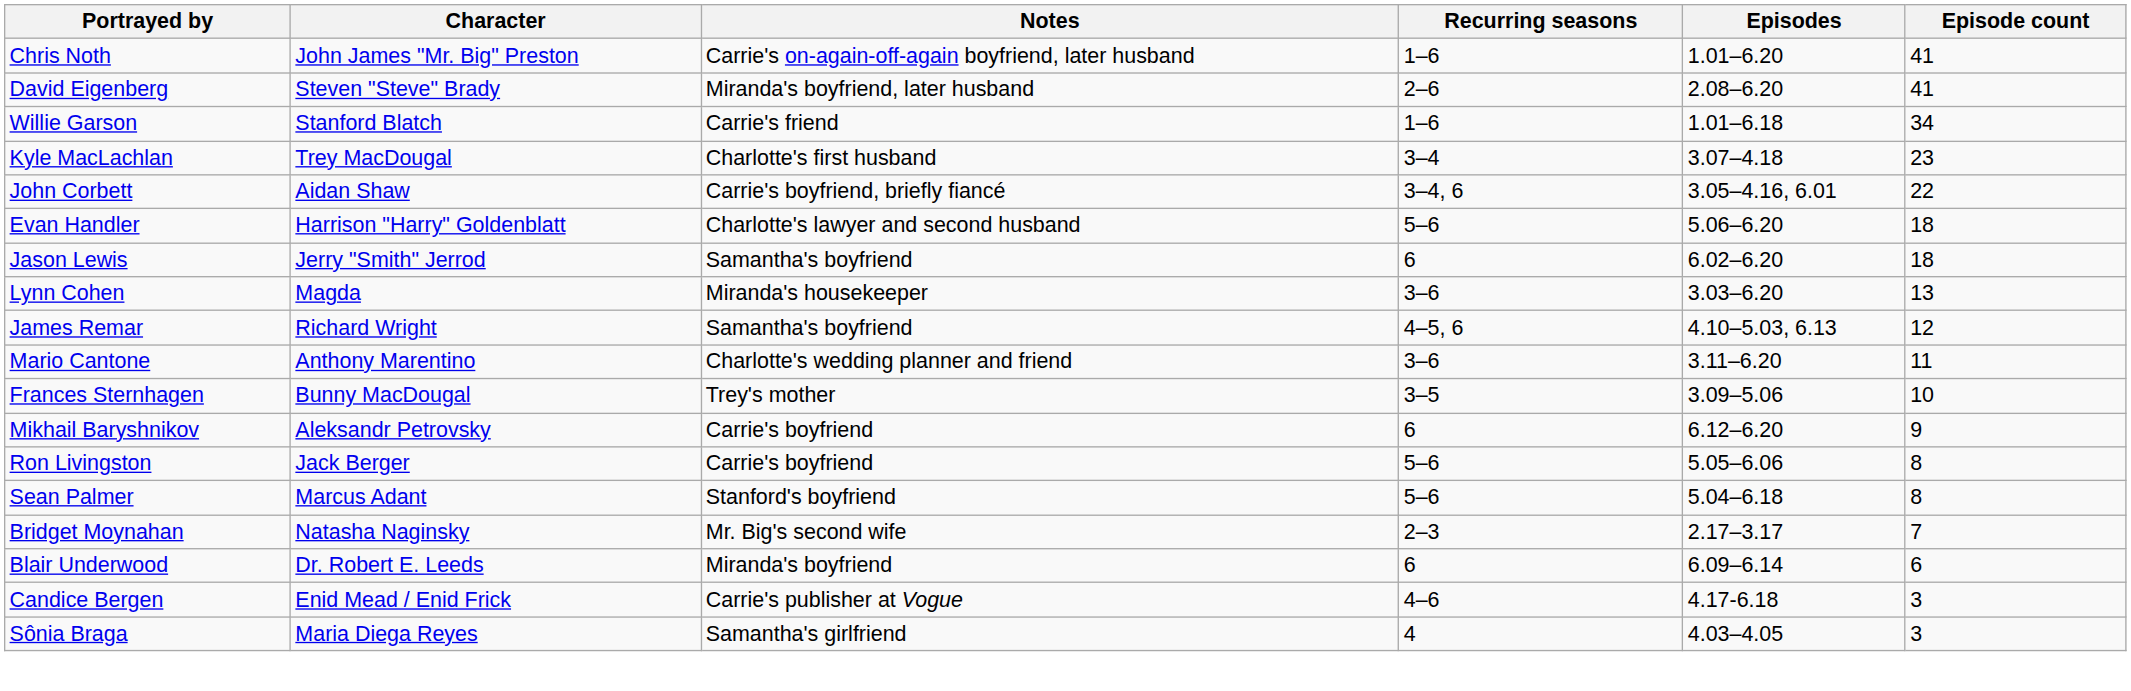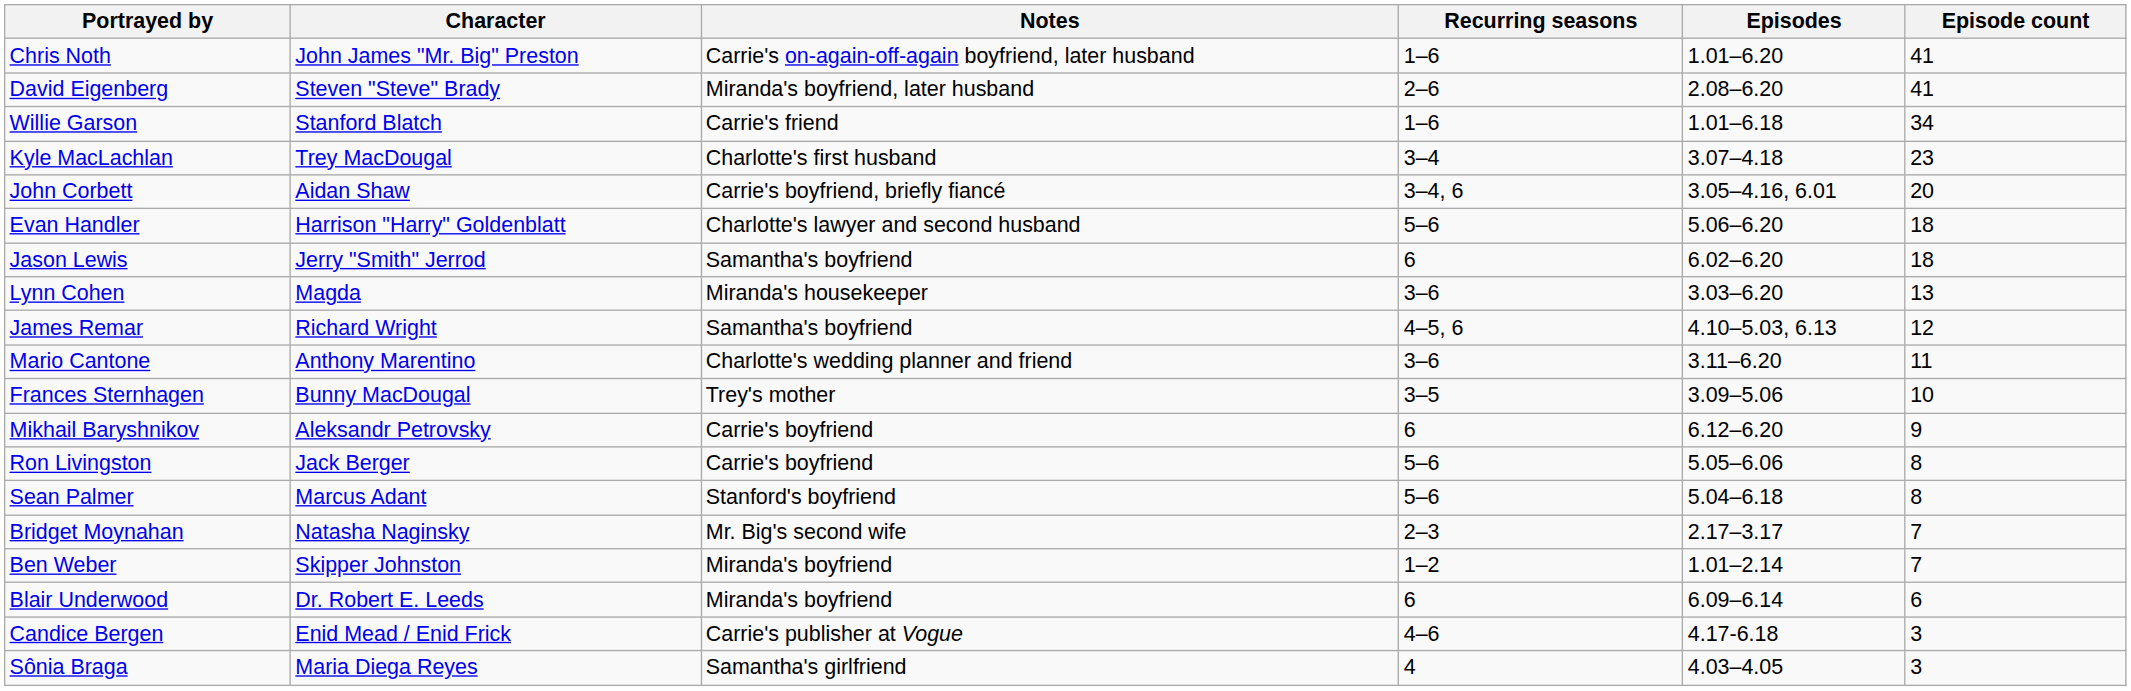(1922, 191) 22 -> (1922, 191) 20
+ row: (63, 565)
